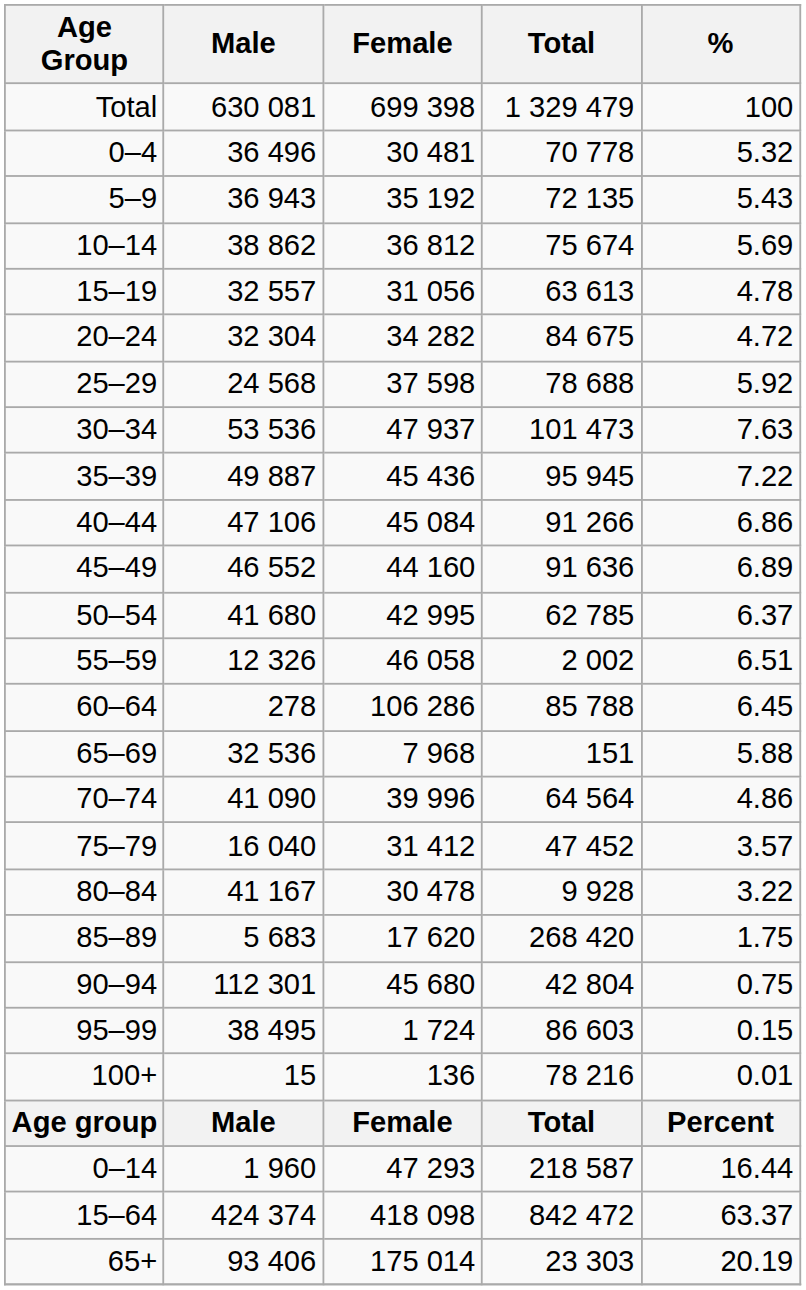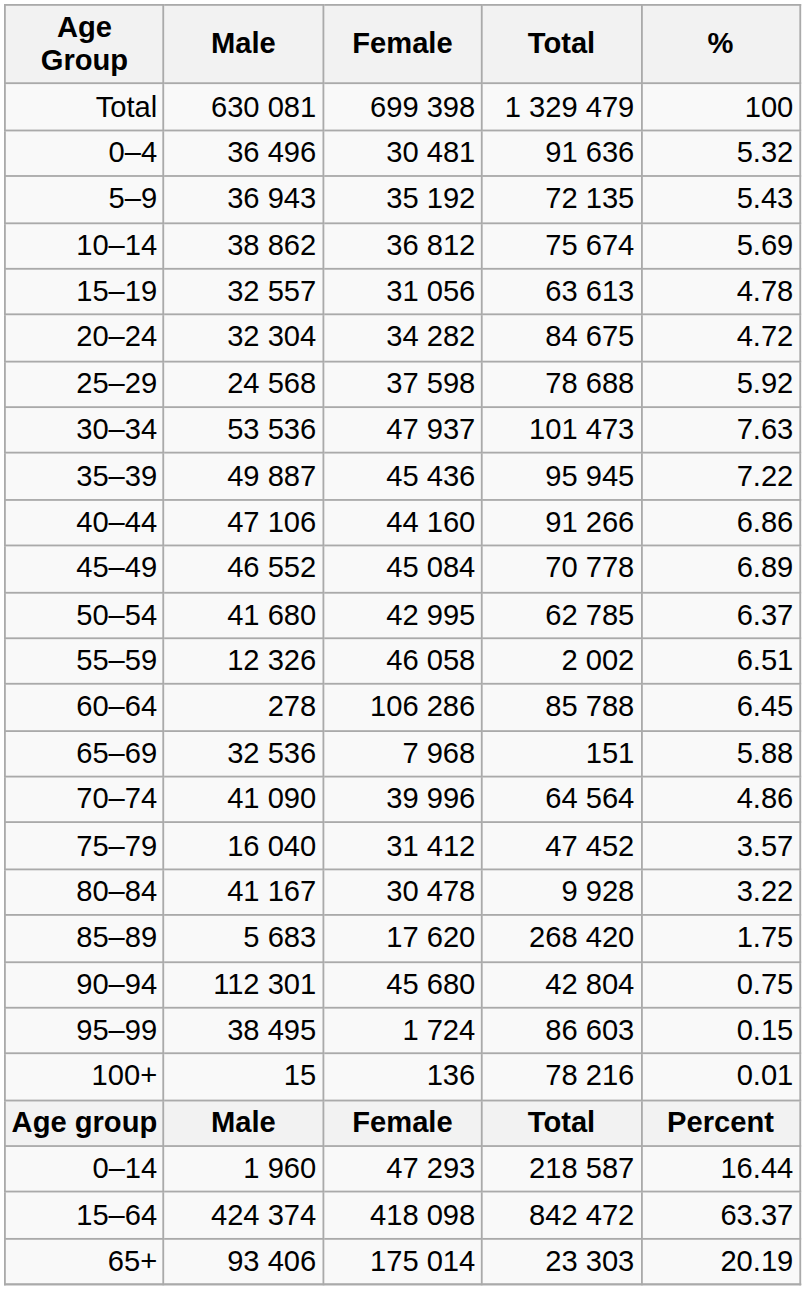(590, 152) 70 778 -> (590, 152) 91 636
(431, 522) 45 084 -> (431, 522) 44 160
(431, 568) 44 160 -> (431, 568) 45 084
(590, 568) 91 636 -> (590, 568) 70 778
